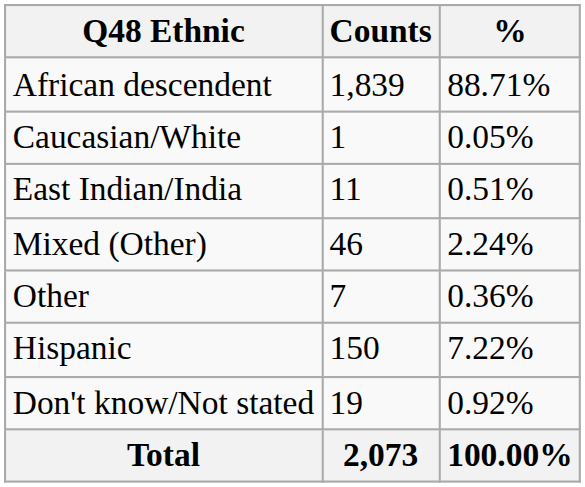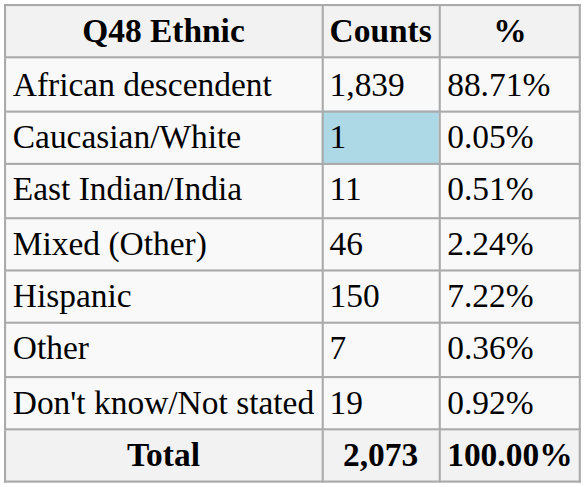(338, 137) no background -> (338, 137) lightblue background
rows swapped: (72, 349) <-> (51, 296)
